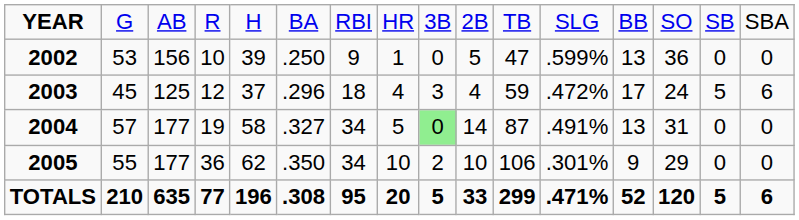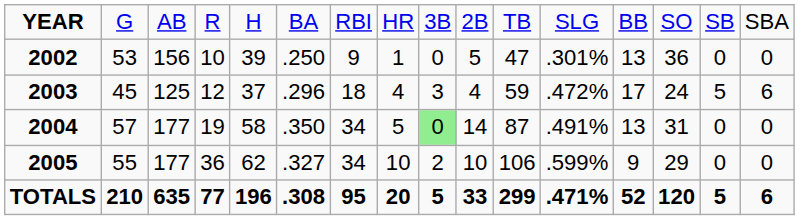(577, 57) .599% -> (577, 57) .301%
(304, 127) .327 -> (304, 127) .350
(304, 162) .350 -> (304, 162) .327
(577, 162) .301% -> (577, 162) .599%
